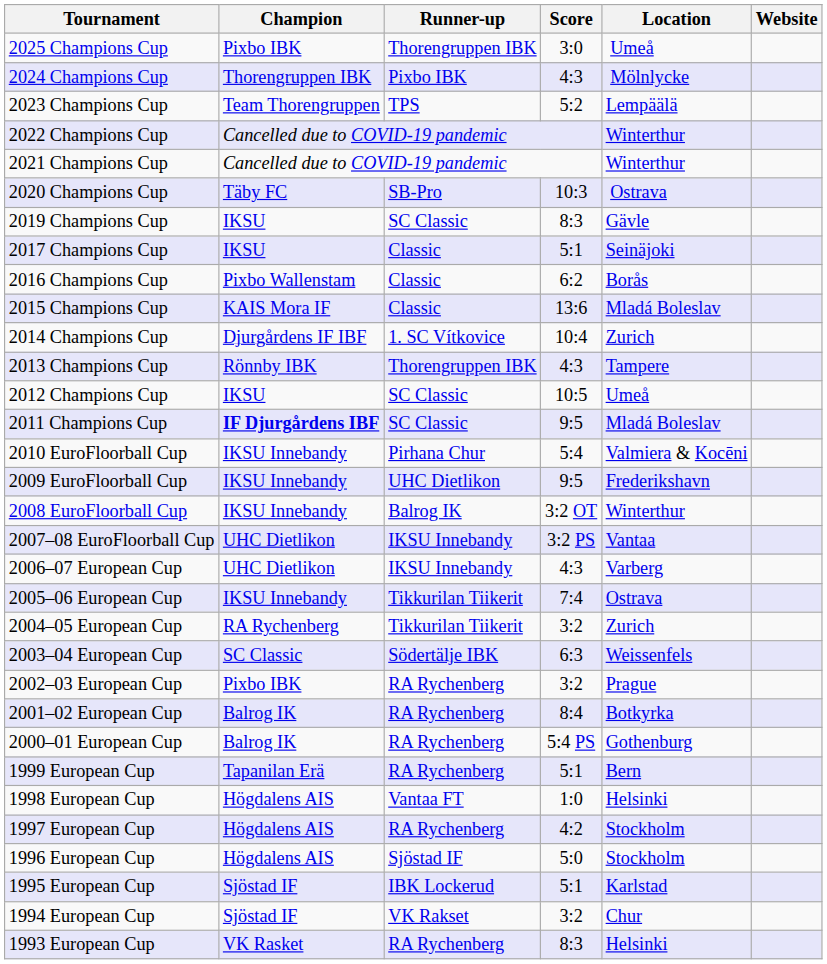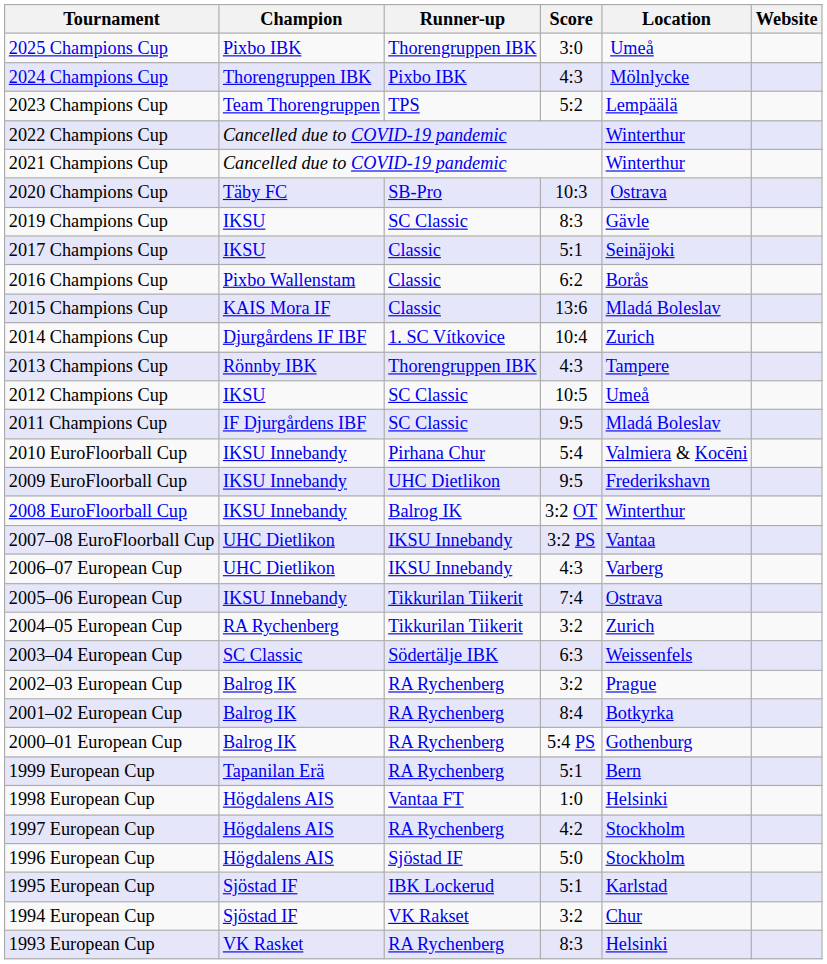(301, 423) bold -> (295, 423) normal
(262, 684) Pixbo IBK -> (260, 684) Balrog IK
